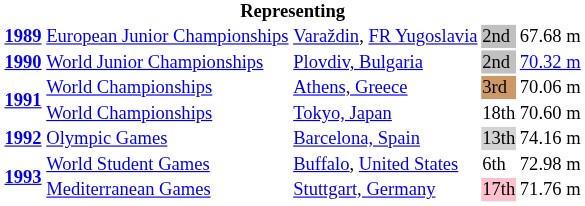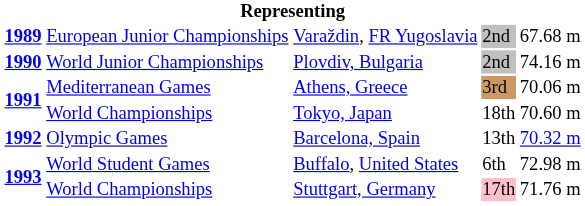(550, 61) 70.32 m -> (550, 61) 74.16 m
(129, 87) World Championships -> (128, 87) Mediterranean Games
(499, 138) lightgrey background -> (499, 138) no background
(550, 138) 74.16 m -> (550, 138) 70.32 m
(128, 189) Mediterranean Games -> (129, 189) World Championships
